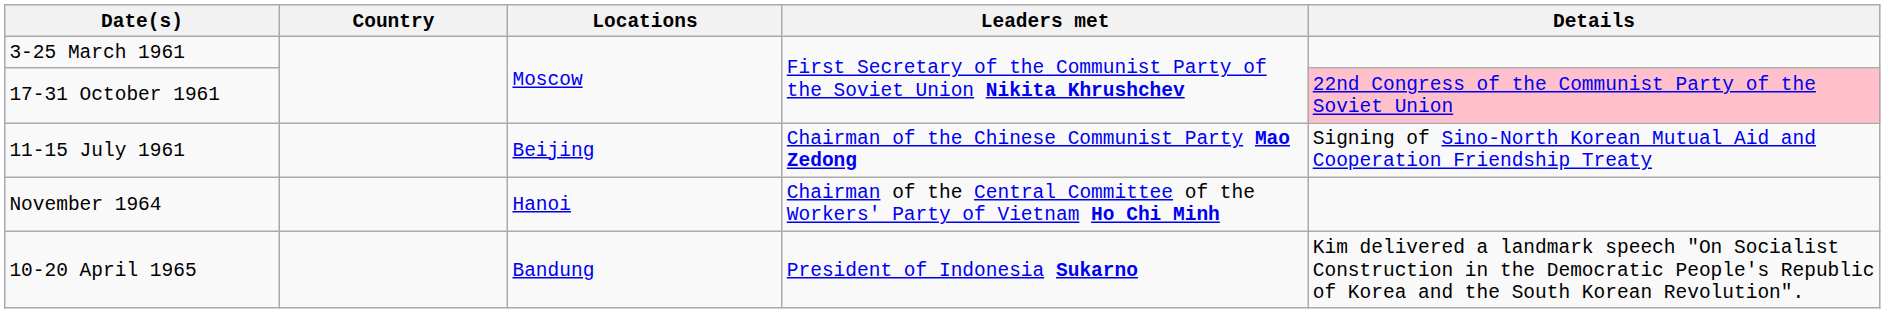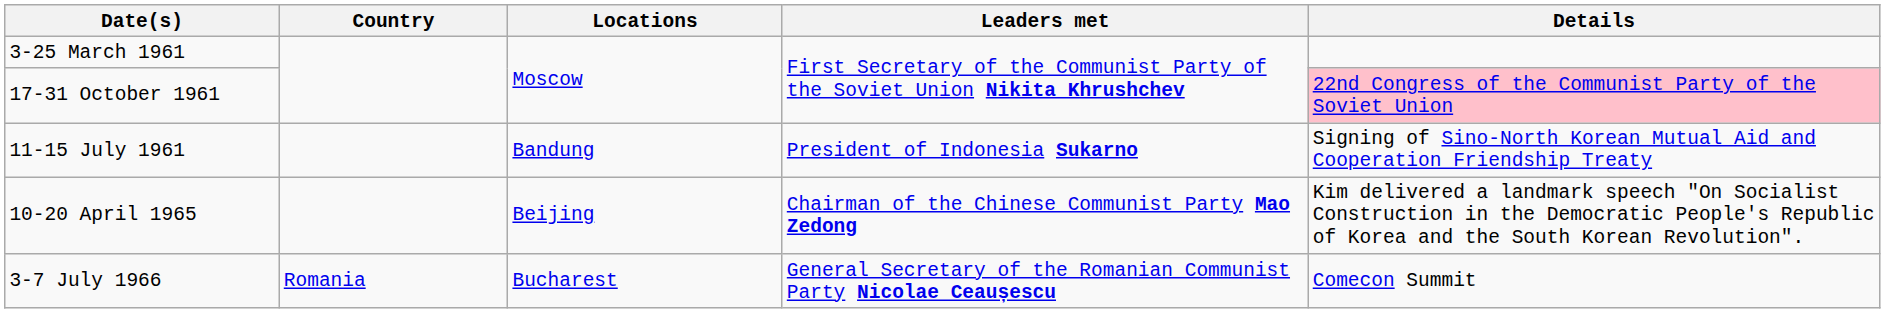(553, 150) Beijing -> (553, 150) Bandung
(1038, 150) Chairman of the Chinese Communist Party Mao Zedong -> (962, 150) President of Indonesia Sukarno
- row: (85, 204)
(553, 270) Bandung -> (553, 215) Beijing
(962, 270) President of Indonesia Sukarno -> (1038, 215) Chairman of the Chinese Communist Party Mao Zedong
+ row: (85, 281)
